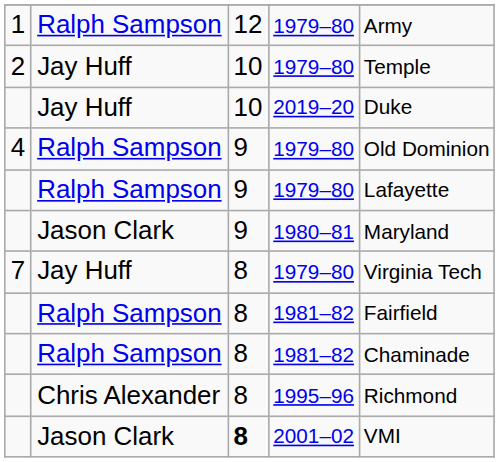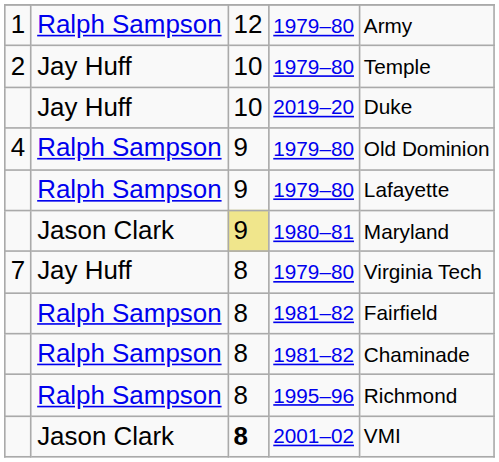(241, 230) no background -> (241, 230) khaki background
(129, 395) Chris Alexander -> (129, 395) Ralph Sampson
